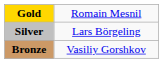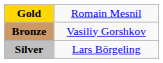rows swapped: (29, 31) <-> (29, 49)
